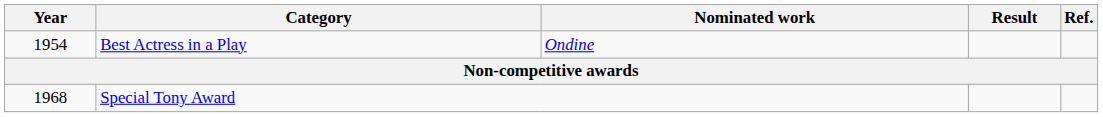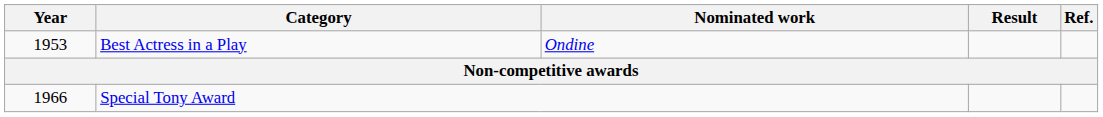(50, 44) 1954 -> (50, 44) 1953
(50, 97) 1968 -> (50, 97) 1966
